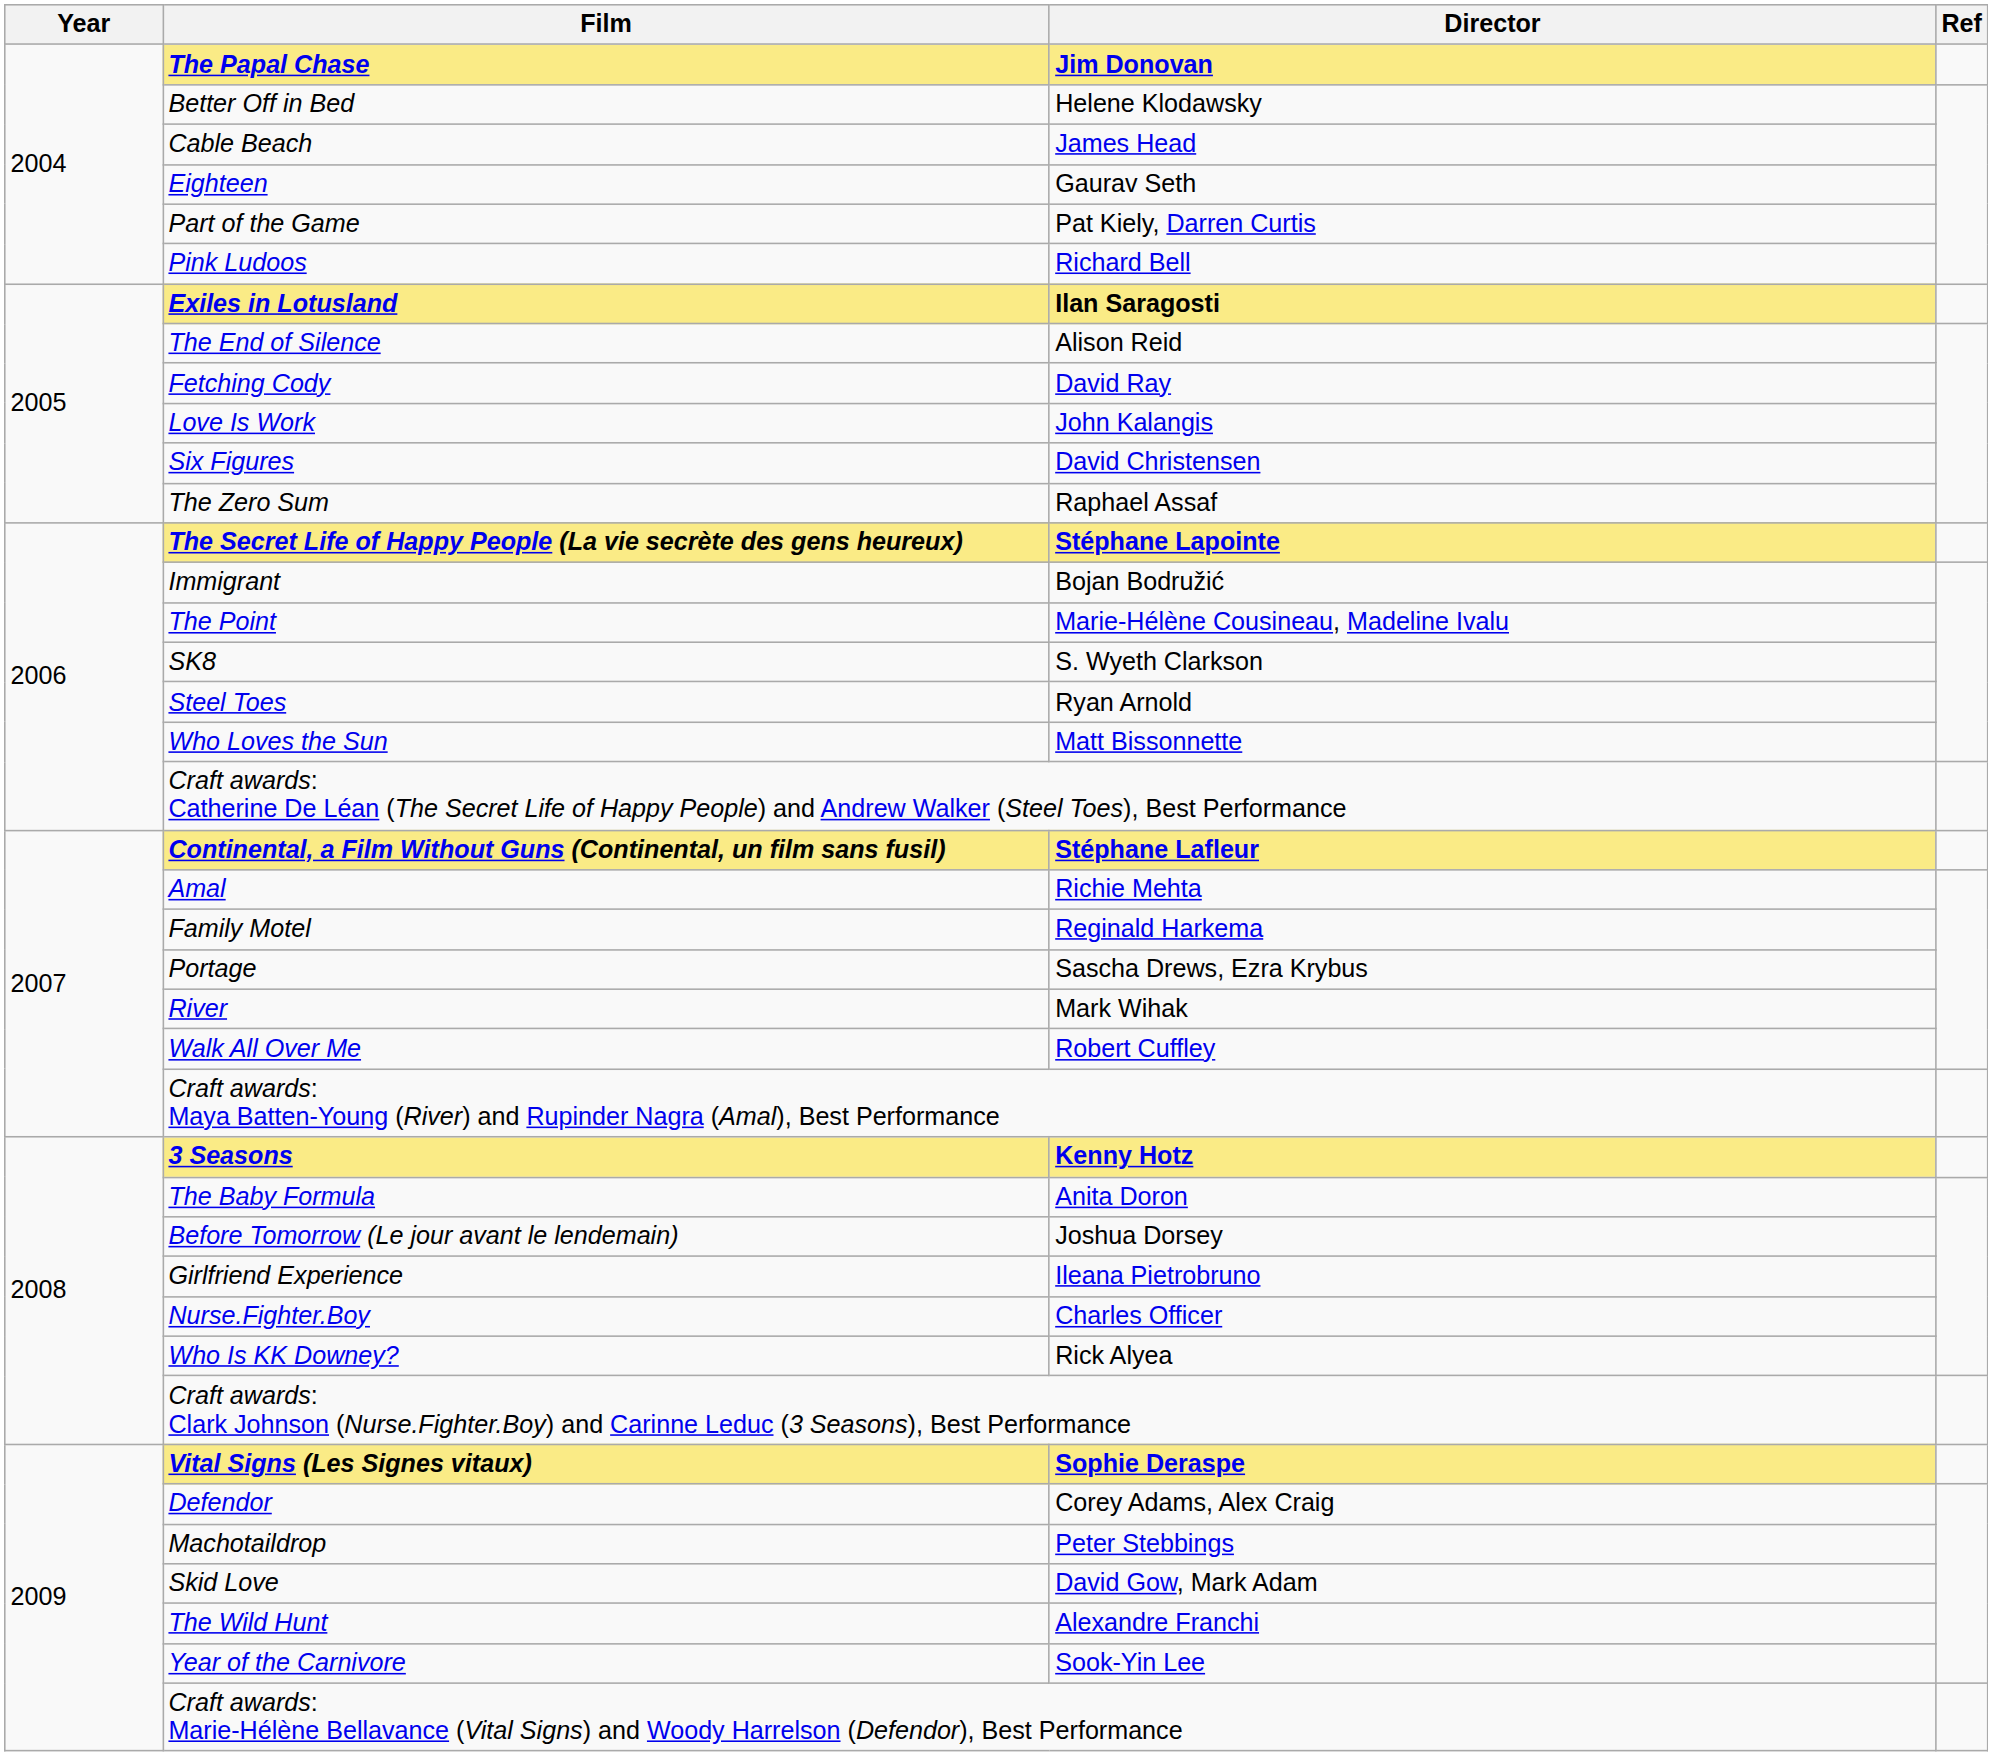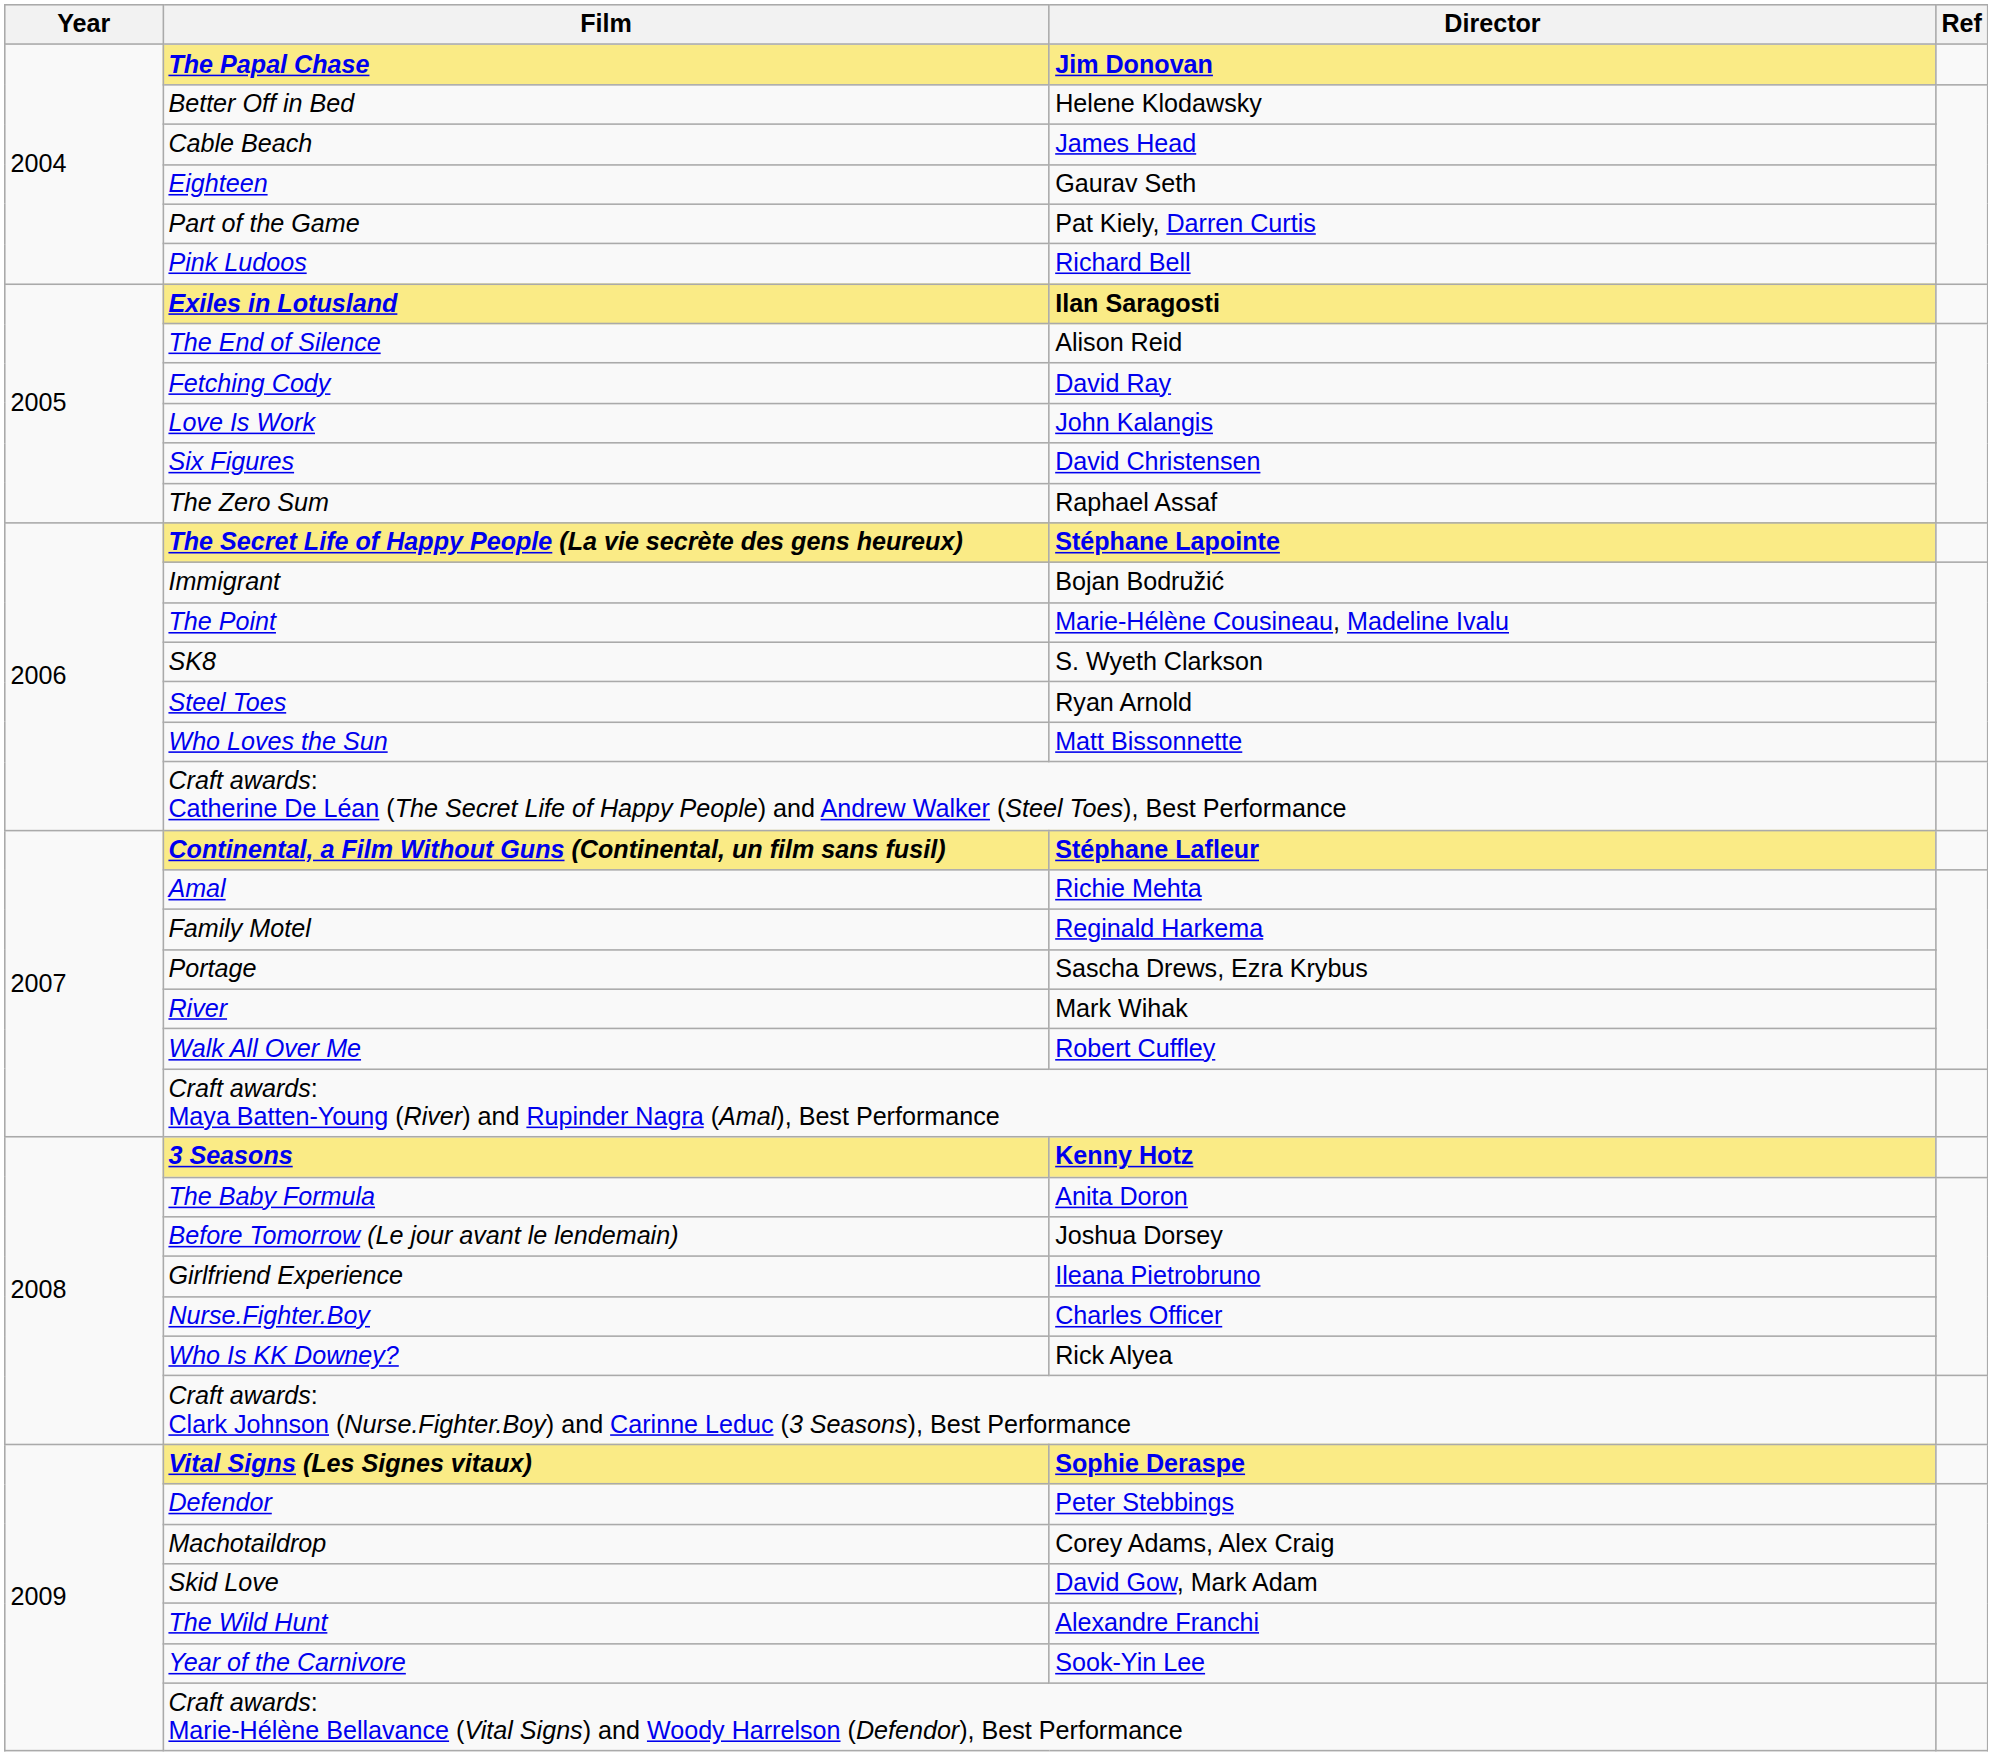(1195, 1503) Corey Adams, Alex Craig -> (1145, 1503) Peter Stebbings
(1145, 1543) Peter Stebbings -> (1195, 1543) Corey Adams, Alex Craig
